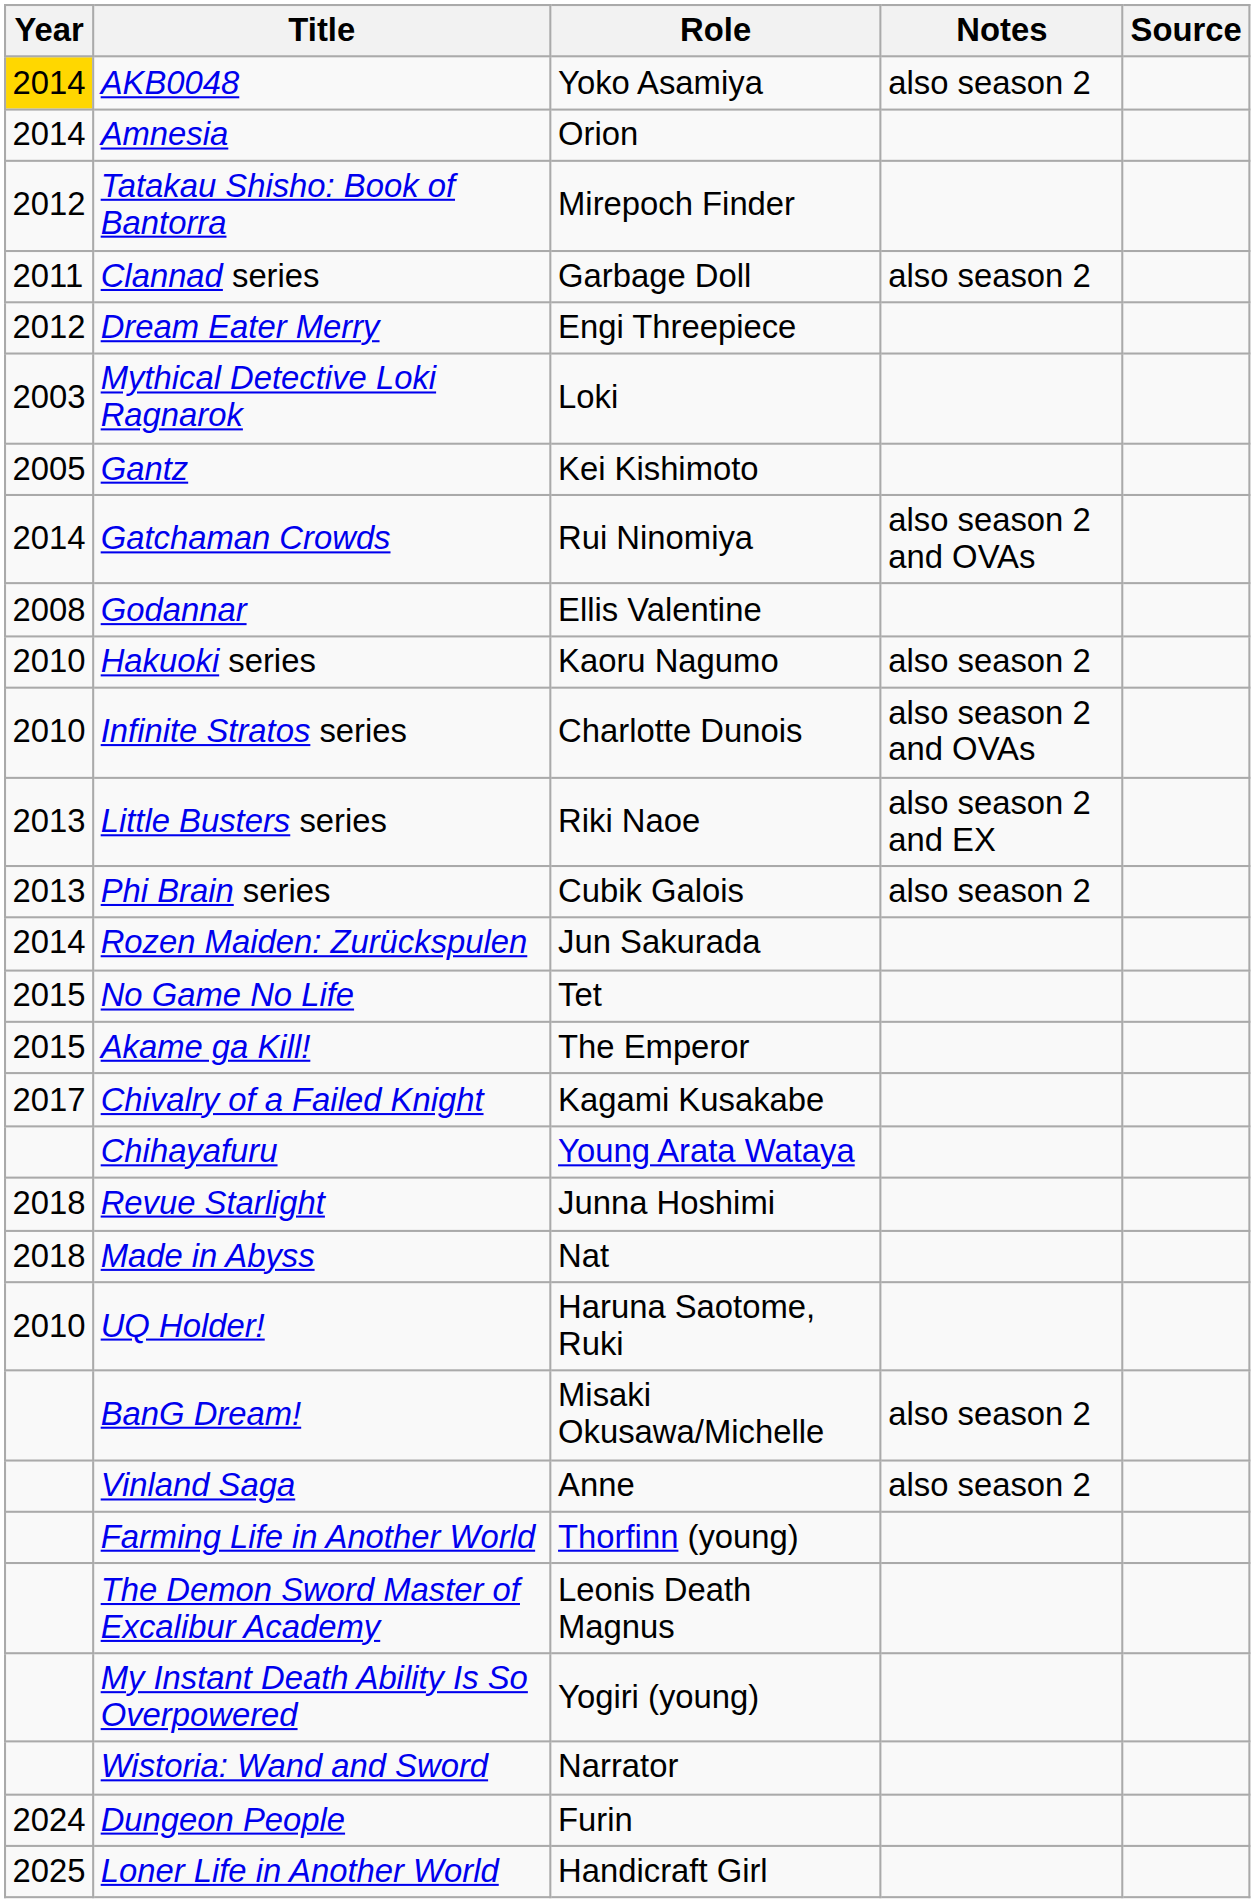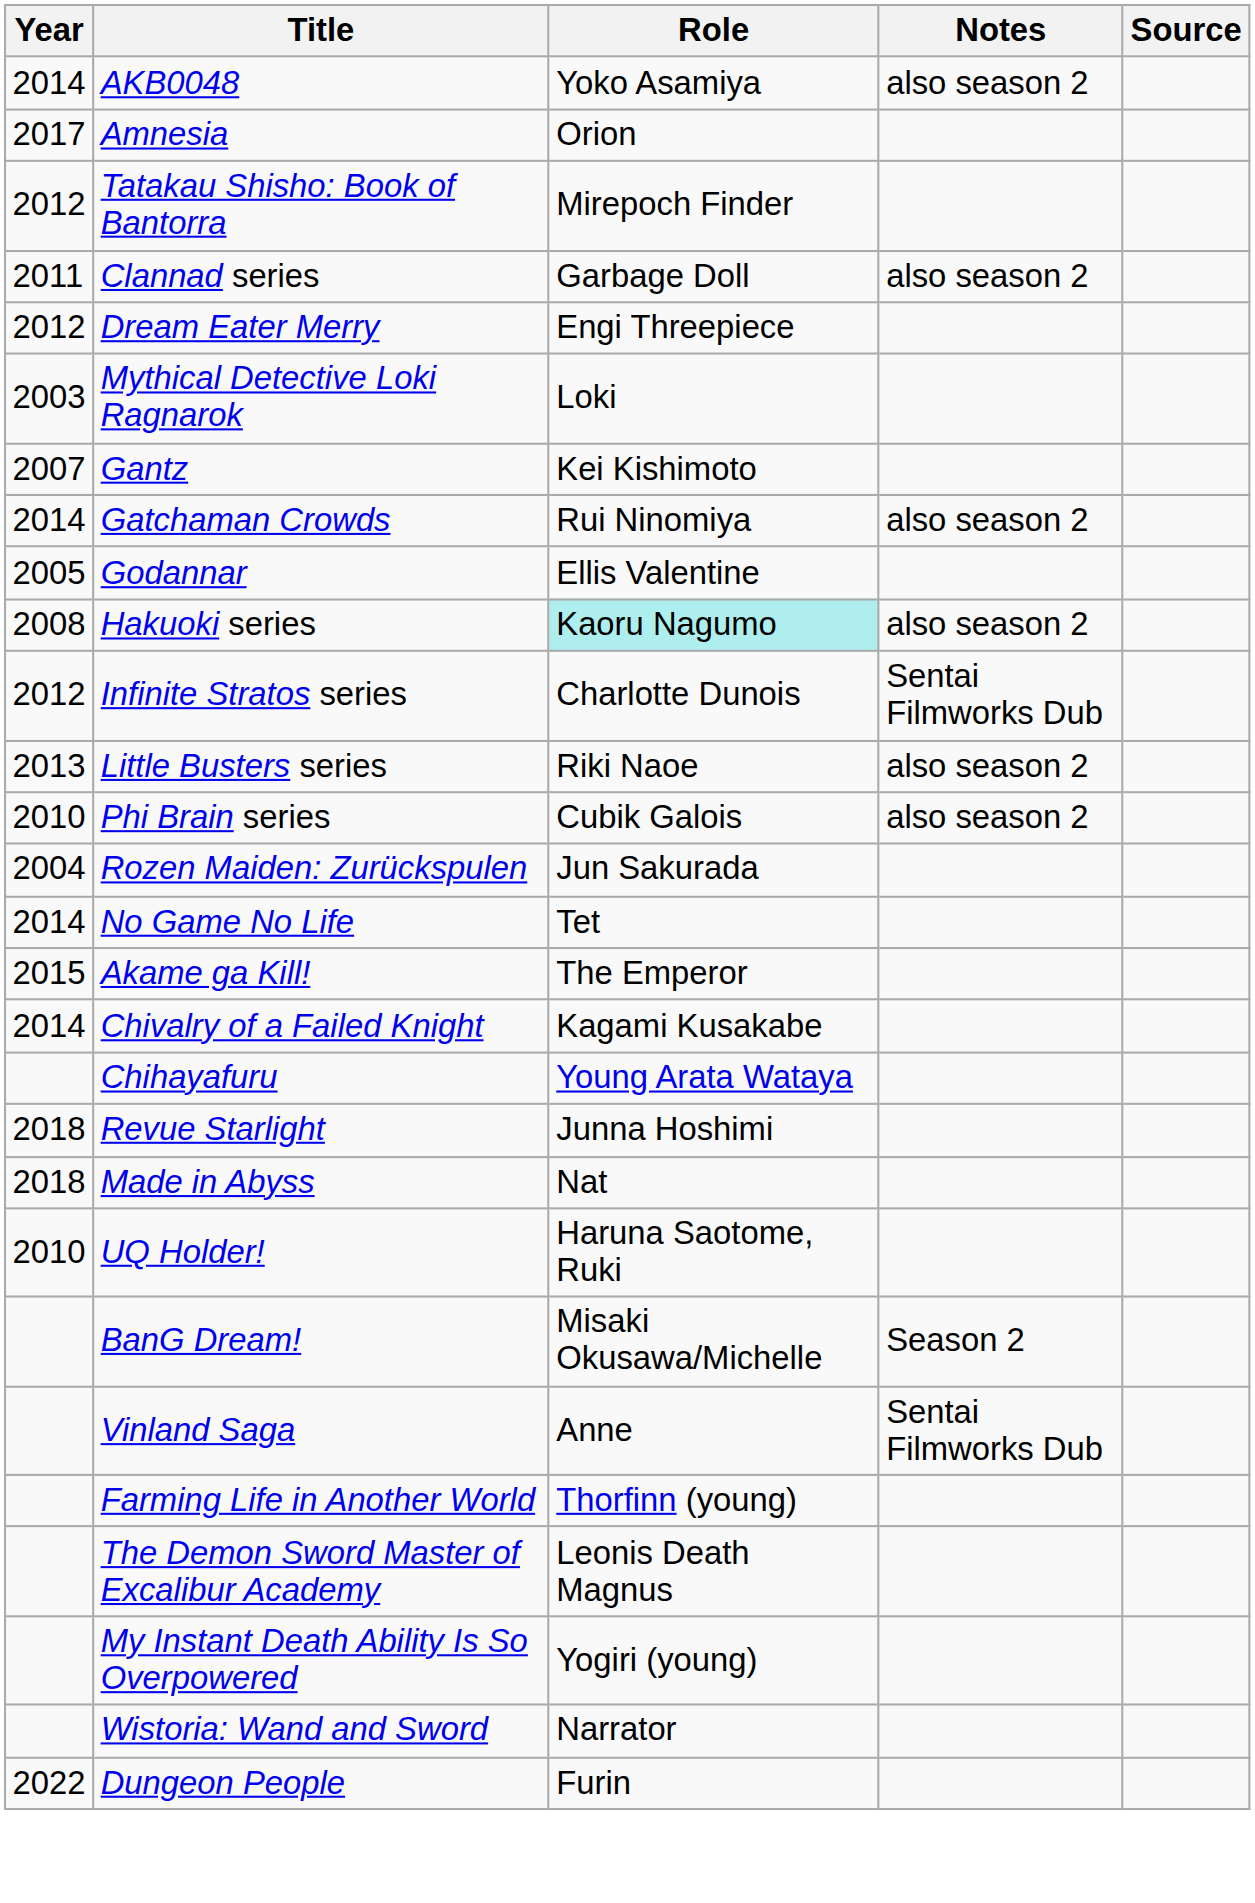(49, 82) gold background -> (49, 82) no background
(49, 134) 2014 -> (49, 134) 2017
(49, 468) 2005 -> (49, 468) 2007
(989, 538) also season 2 and OVAs -> (987, 520) also season 2
(49, 609) 2008 -> (49, 572) 2005
(49, 661) 2010 -> (49, 624) 2008
(668, 661) no background -> (667, 624) paleturquoise background
(49, 731) 2010 -> (49, 694) 2012
(989, 731) also season 2 and OVAs -> (995, 694) Sentai Filmworks Dub
(989, 820) also season 2 and EX -> (987, 765) also season 2
(49, 891) 2013 -> (49, 817) 2010
(49, 943) 2014 -> (49, 869) 2004
(49, 995) 2015 -> (49, 921) 2014
(49, 1099) 2017 -> (49, 1025) 2014
(989, 1414) also season 2 -> (955, 1340) Season 2
(989, 1485) also season 2 -> (995, 1429) Sentai Filmworks Dub
(49, 1819) 2024 -> (49, 1782) 2022
- row: (300, 1871)
